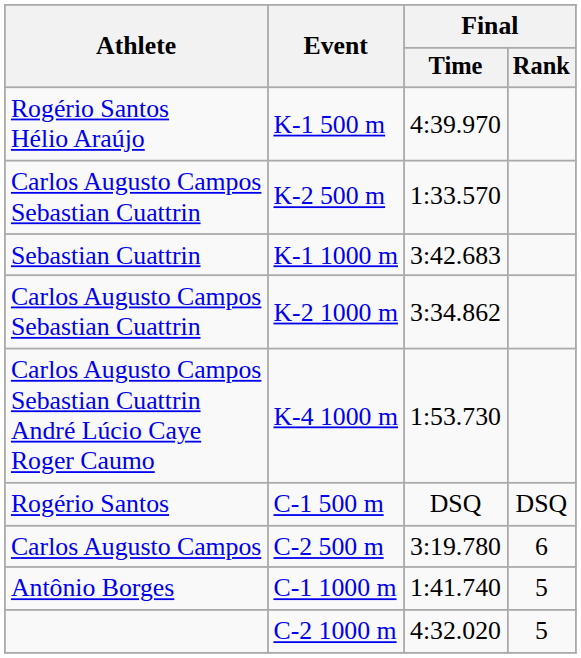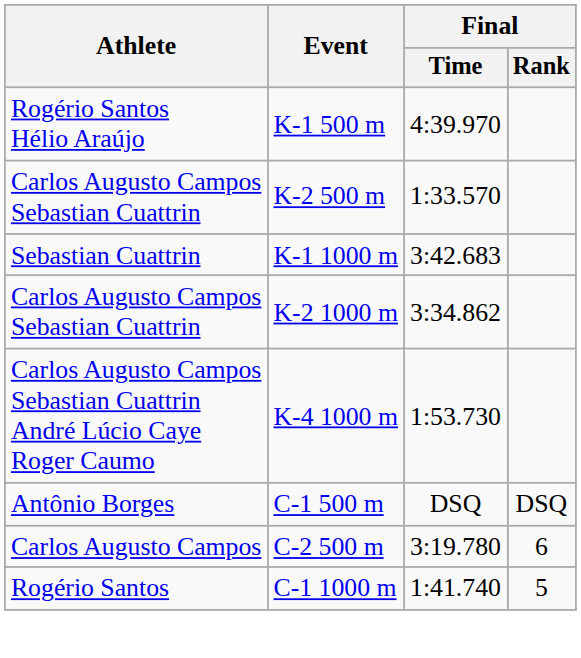(90, 504) Rogério Santos -> (93, 504) Antônio Borges
(93, 589) Antônio Borges -> (90, 589) Rogério Santos
- row: (335, 631)
